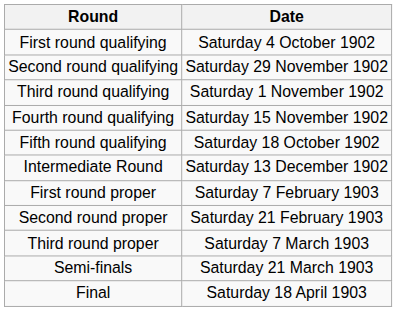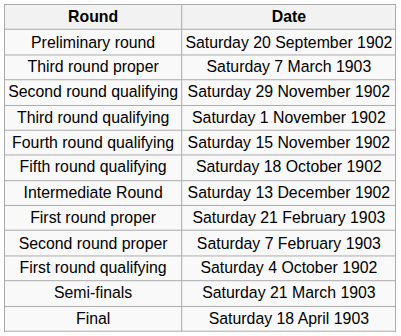+ row: (93, 42)
rows swapped: (93, 42) <-> (93, 243)
(287, 192) Saturday 7 February 1903 -> (289, 218) Saturday 21 February 1903
(287, 218) Saturday 21 February 1903 -> (289, 243) Saturday 7 February 1903
